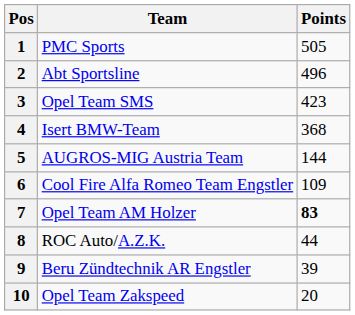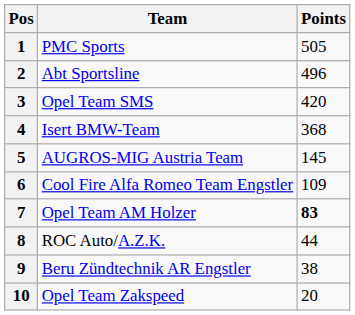(314, 102) 423 -> (314, 102) 420
(314, 157) 144 -> (314, 157) 145
(310, 268) 39 -> (310, 268) 38
